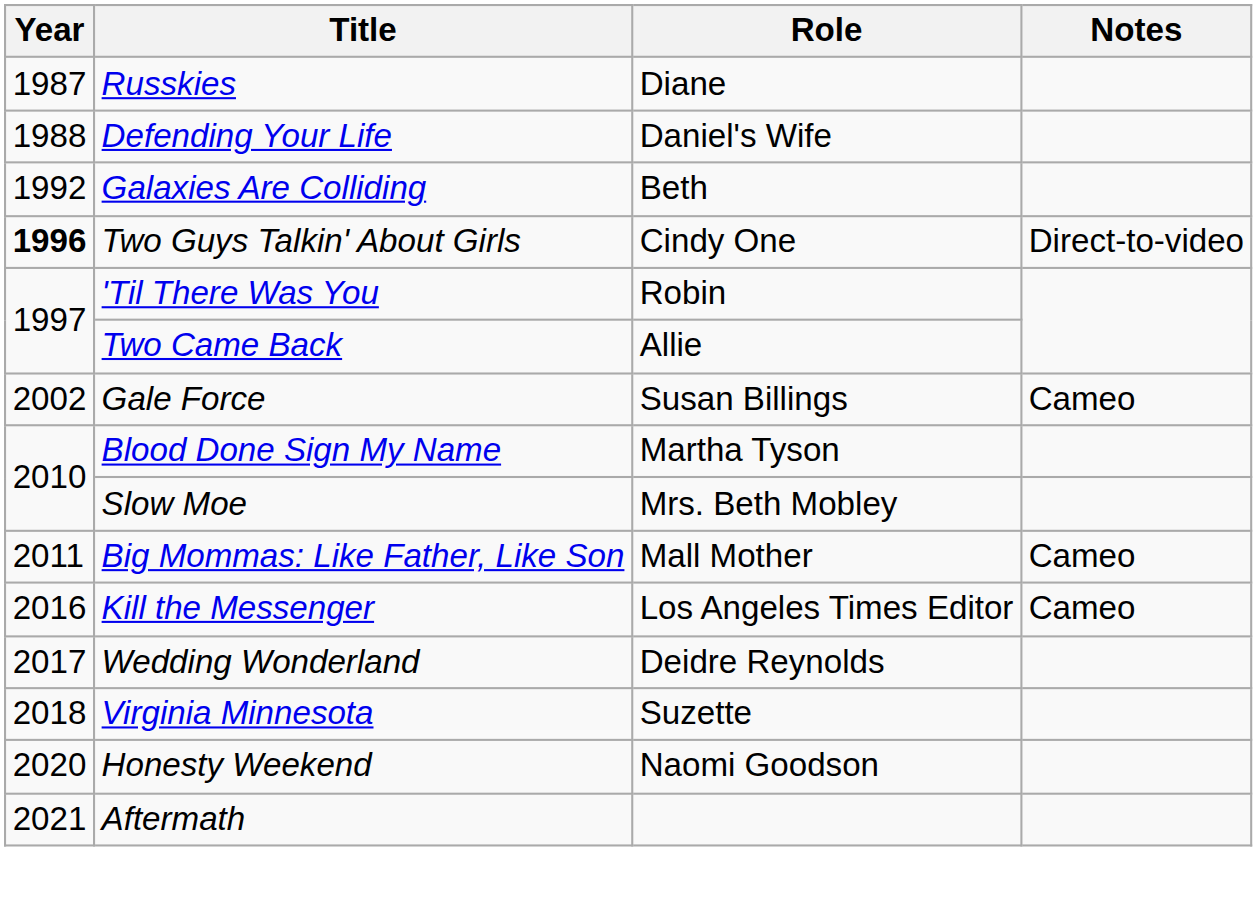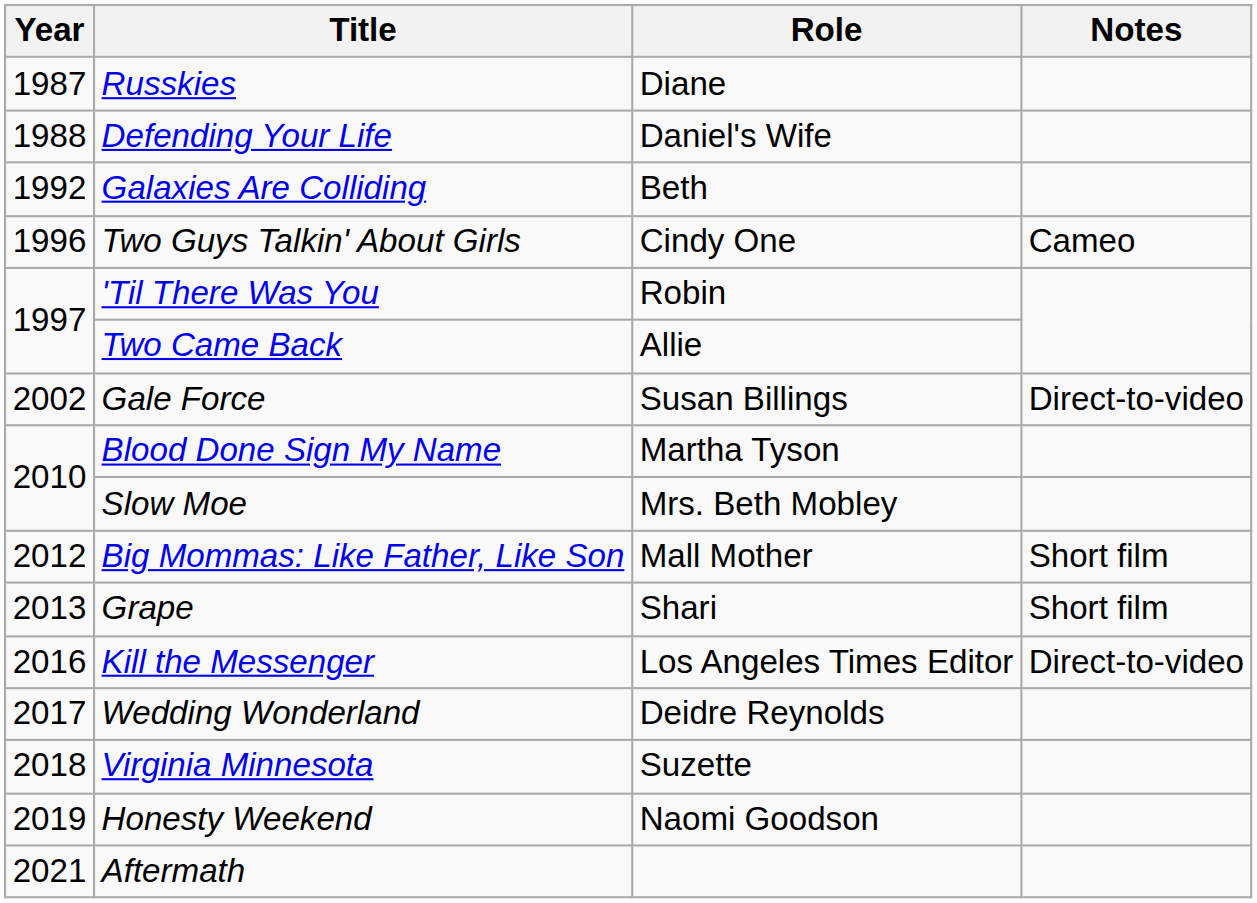(50, 240) bold -> (50, 240) normal
(1136, 240) Direct-to-video -> (1082, 240) Cameo
(1082, 398) Cameo -> (1136, 398) Direct-to-video
(48, 556) 2011 -> (50, 556) 2012
(1082, 556) Cameo -> (1099, 556) Short film
+ row: (148, 608)
(1082, 608) Cameo -> (1136, 661) Direct-to-video
(50, 766) 2020 -> (50, 818) 2019
